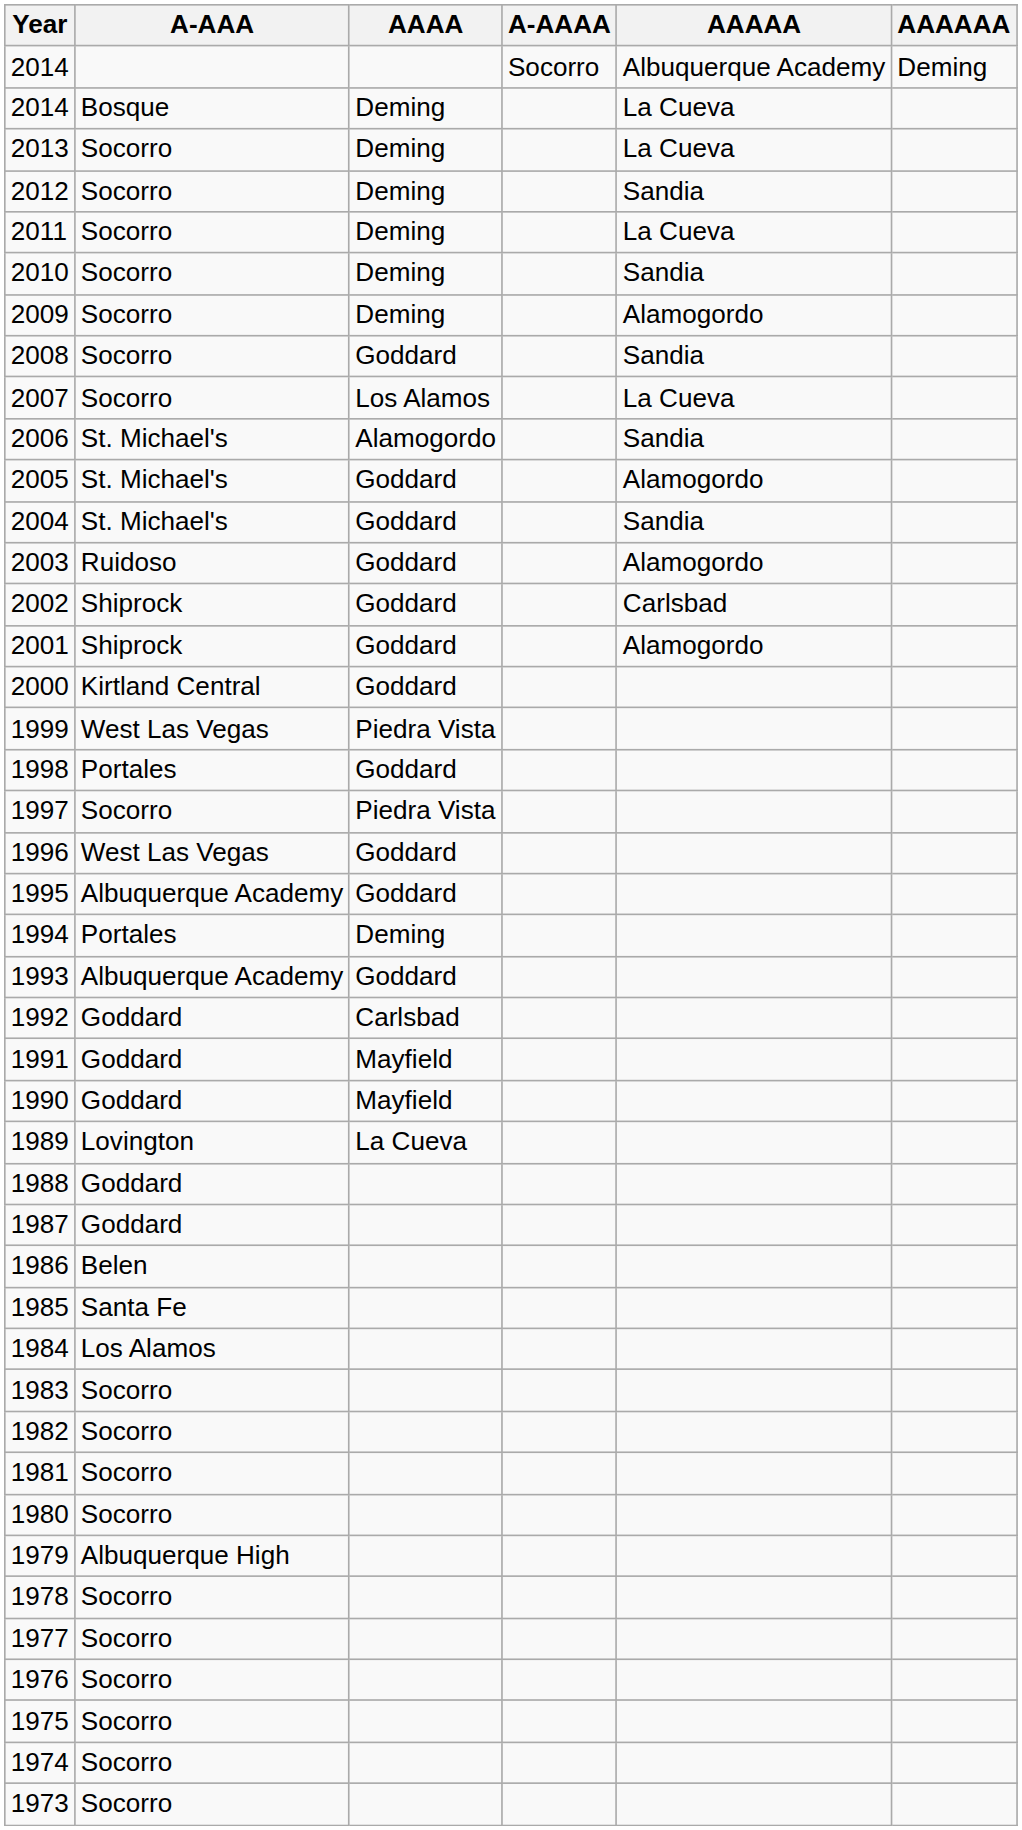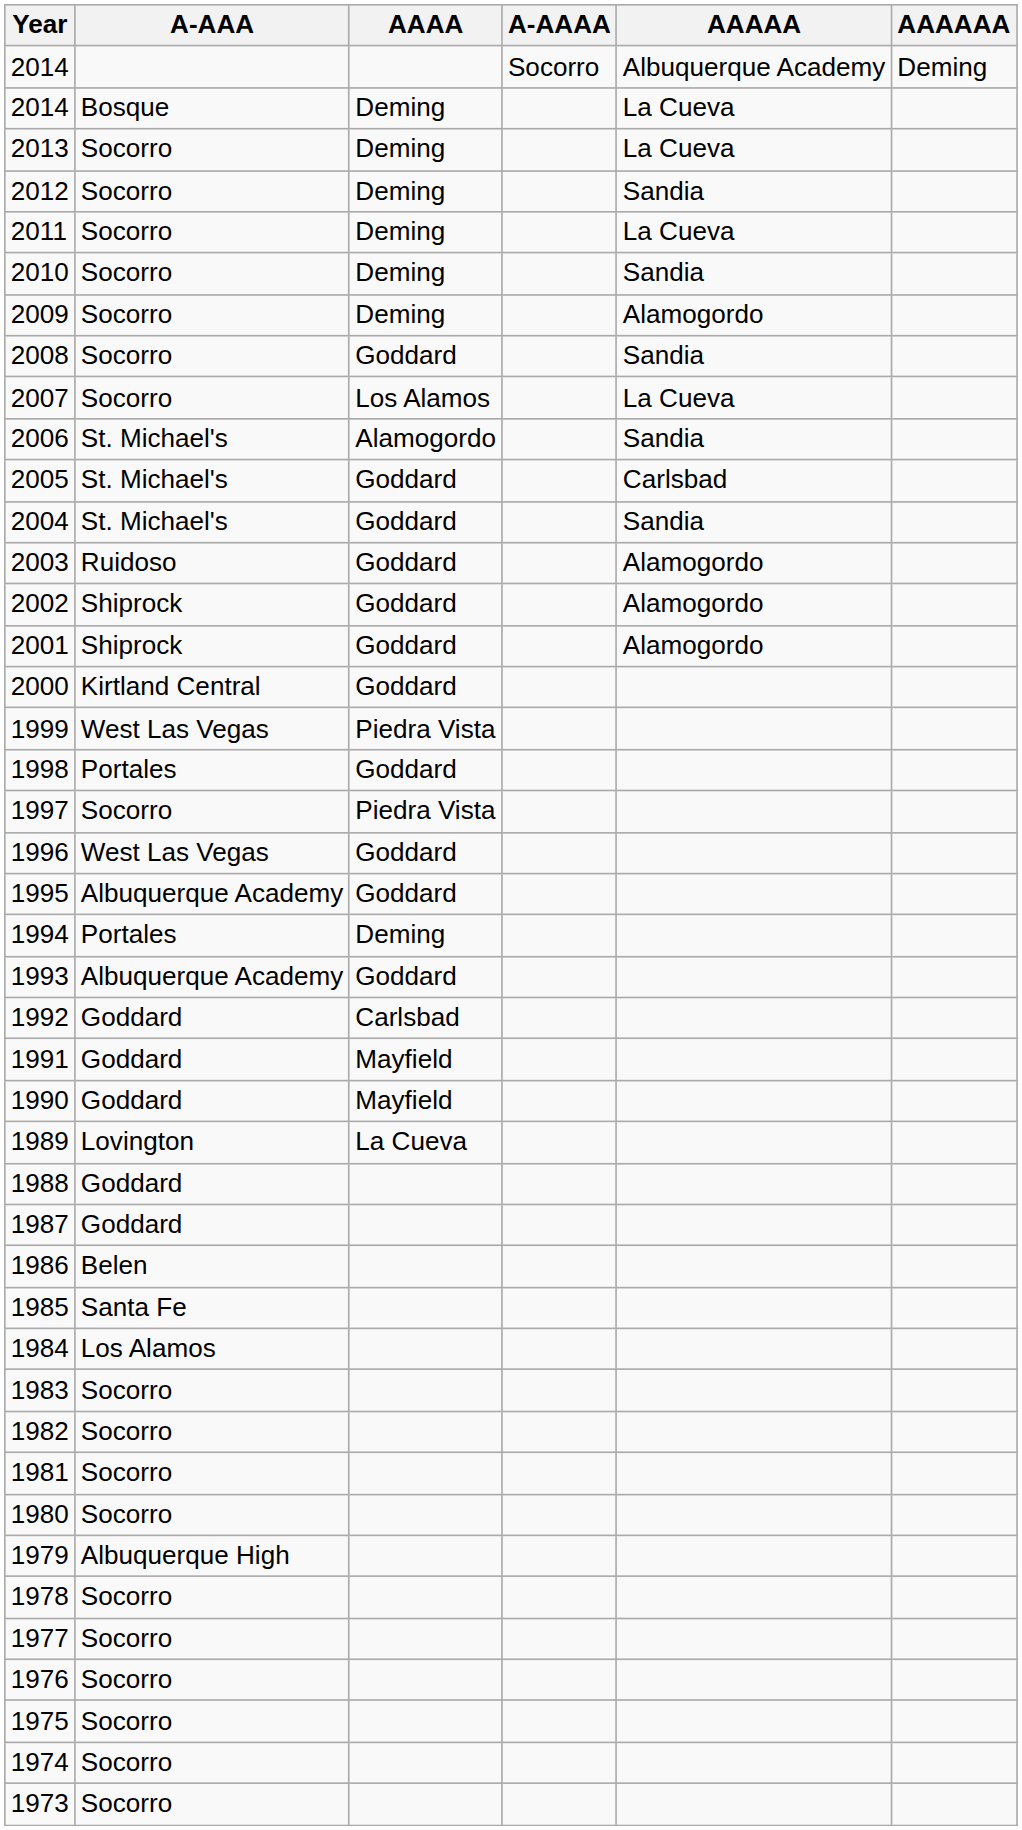(693, 480) Alamogordo -> (675, 480) Carlsbad
(675, 604) Carlsbad -> (693, 604) Alamogordo
